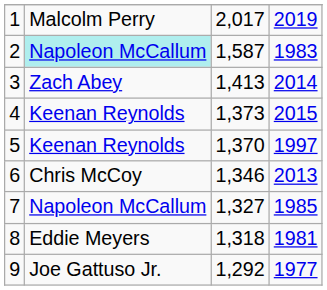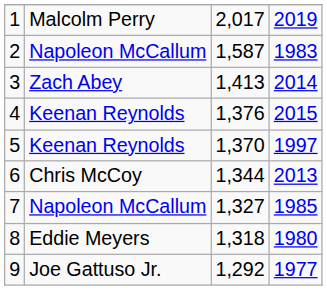(118, 51) paleturquoise background -> (118, 51) no background
(240, 113) 1,373 -> (240, 113) 1,376
(240, 176) 1,346 -> (240, 176) 1,344
(296, 238) 1981 -> (296, 238) 1980
